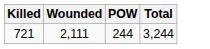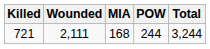+ column: (119, 14)
